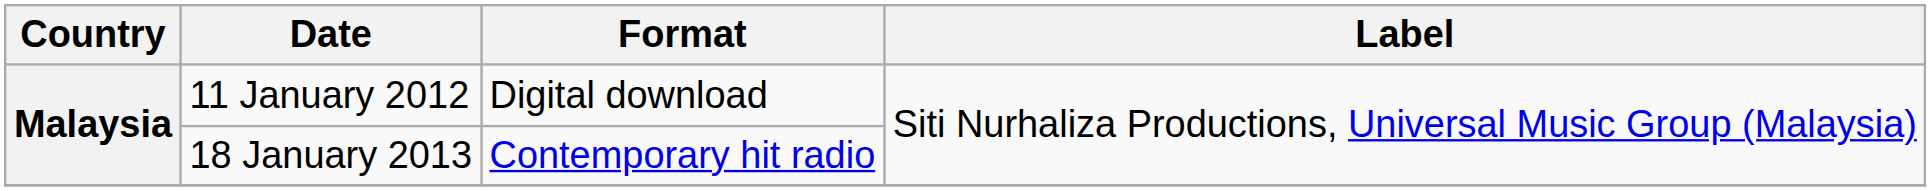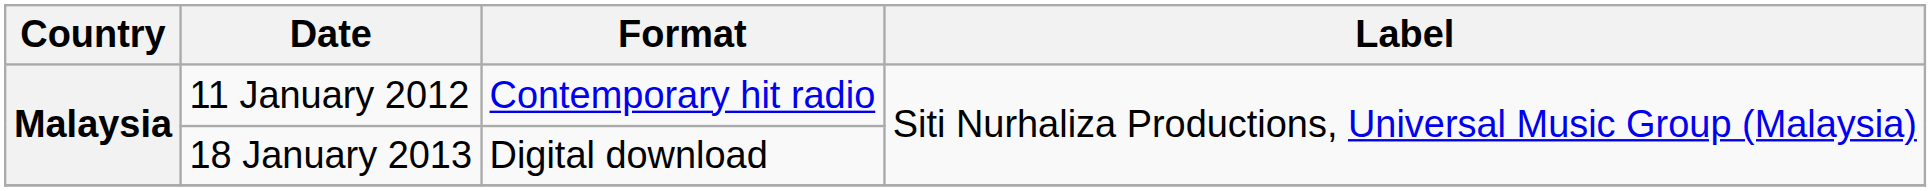(629, 94) Digital download -> (682, 94) Contemporary hit radio
(682, 154) Contemporary hit radio -> (629, 154) Digital download
